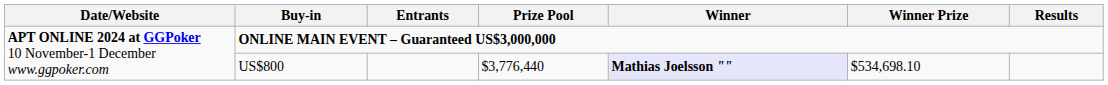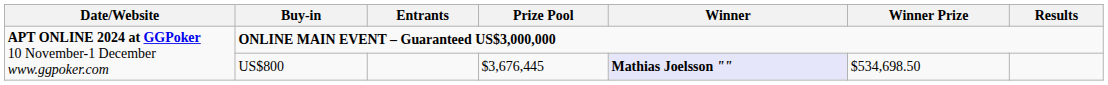(513, 66) $3,776,440 -> (513, 66) $3,676,445
(886, 66) $534,698.10 -> (886, 66) $534,698.50
